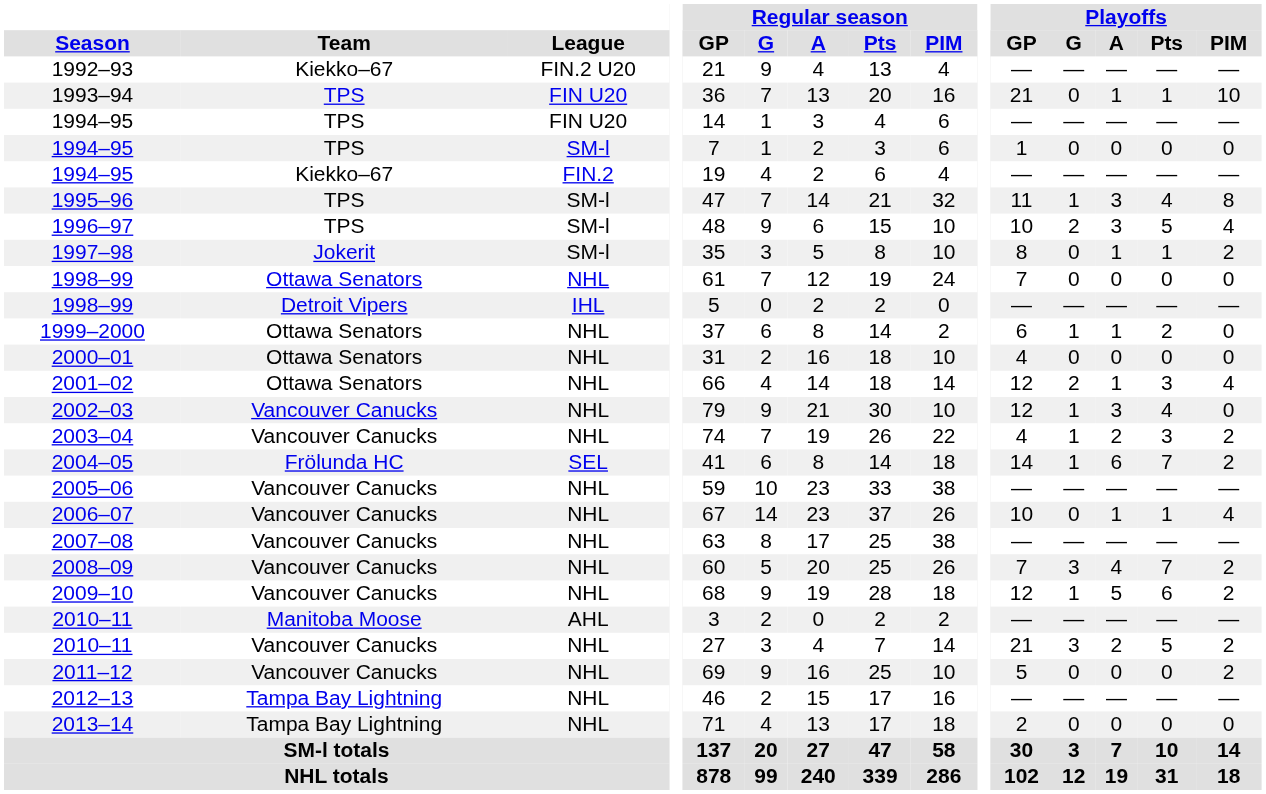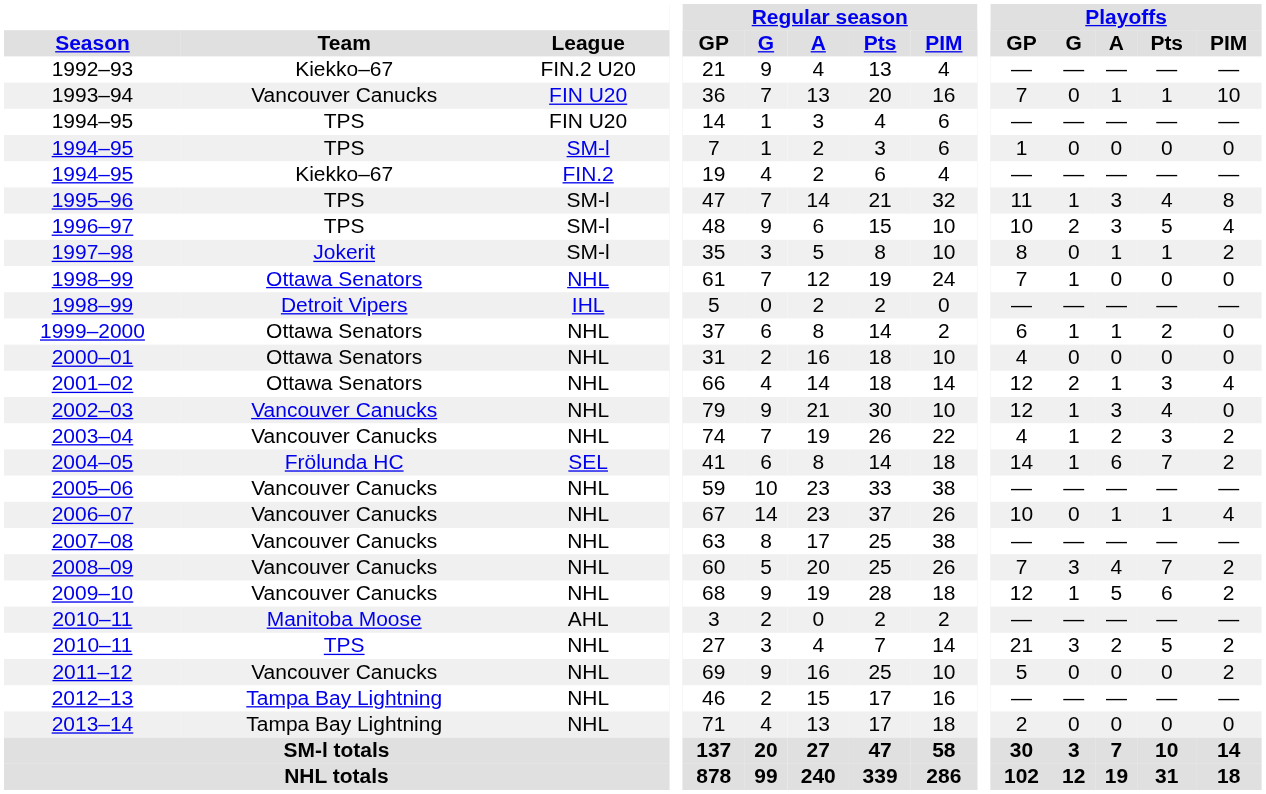(344, 95) TPS -> (344, 95) Vancouver Canucks
(1021, 95) 21 -> (1022, 95) 7
(1074, 278) 0 -> (1074, 278) 1
(344, 645) Vancouver Canucks -> (344, 645) TPS
